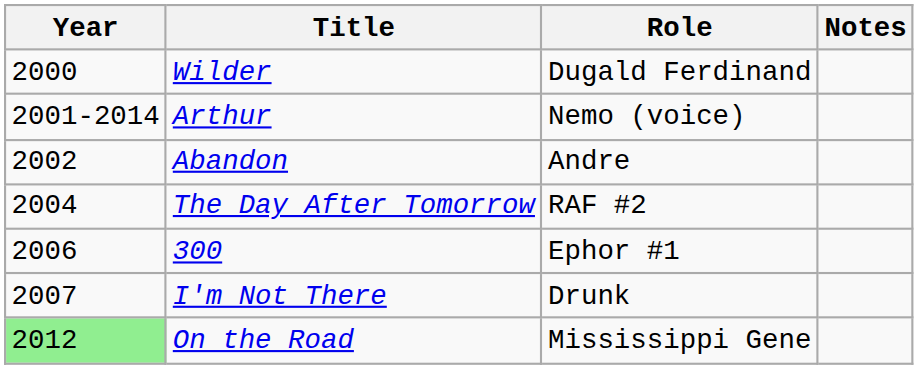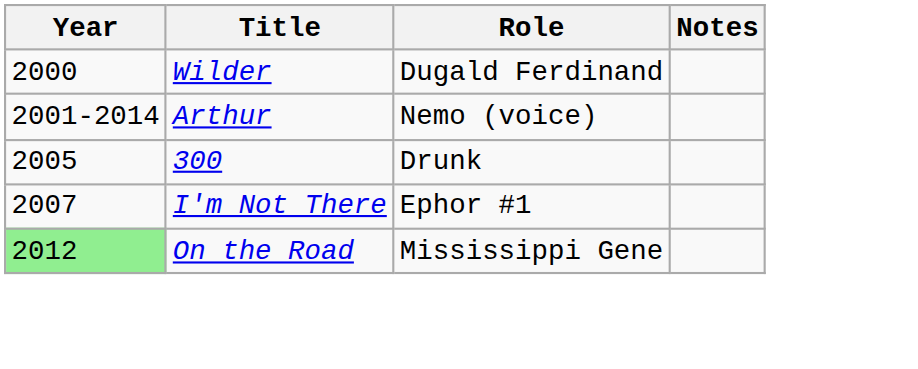- row: (230, 162)
- row: (354, 206)
(45, 251) 2006 -> (45, 162) 2005
(614, 251) Ephor #1 -> (441, 162) Drunk
(589, 296) Drunk -> (466, 206) Ephor #1
